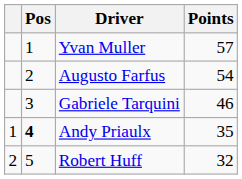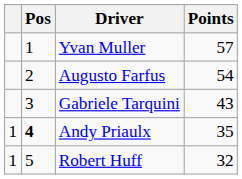(225, 103) 46 -> (225, 103) 43
(13, 160) 2 -> (13, 160) 1
